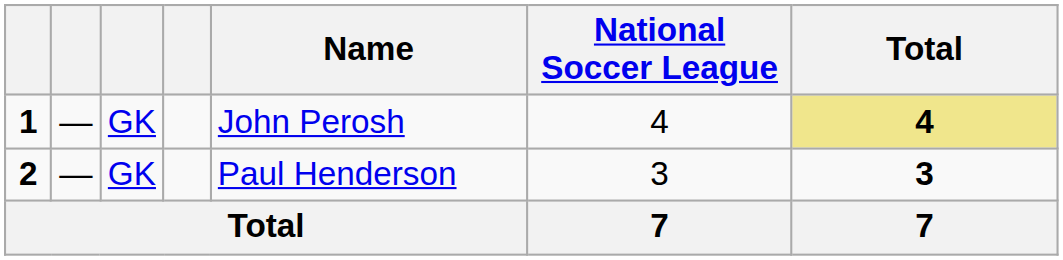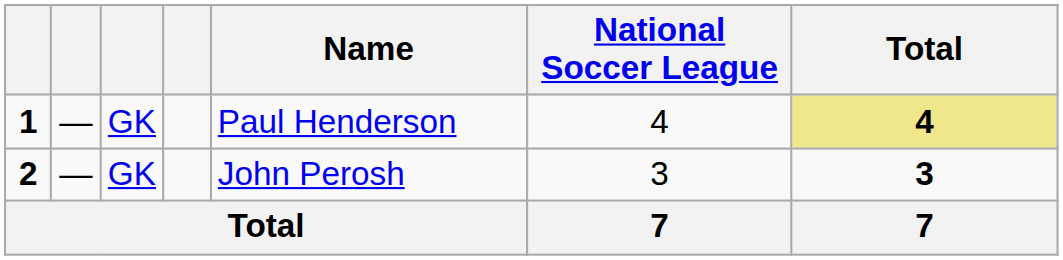(311, 121) John Perosh -> (337, 121) Paul Henderson
(337, 173) Paul Henderson -> (311, 173) John Perosh
